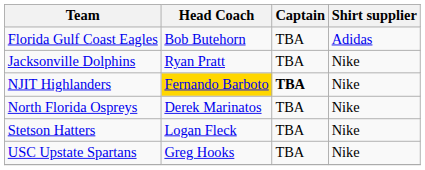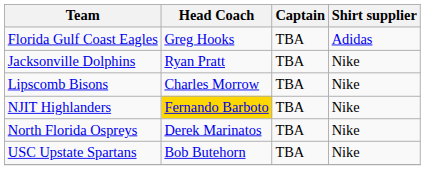(205, 38) Bob Butehorn -> (199, 38) Greg Hooks
+ row: (58, 84)
(290, 84) bold -> (290, 107) normal
- row: (52, 130)
(199, 152) Greg Hooks -> (205, 152) Bob Butehorn
